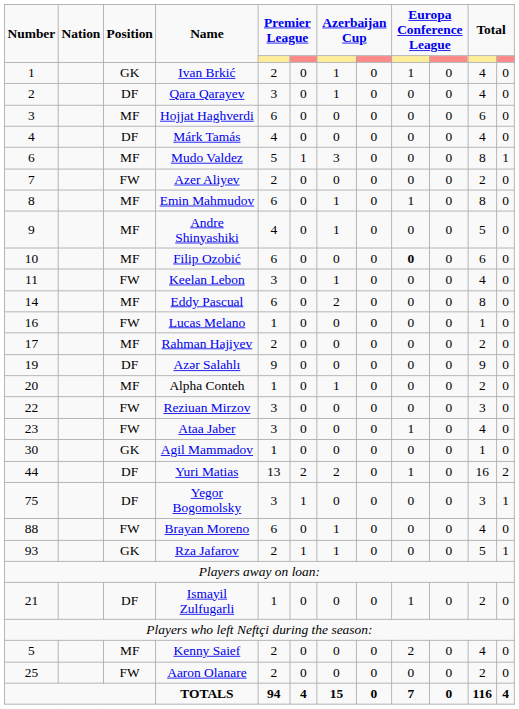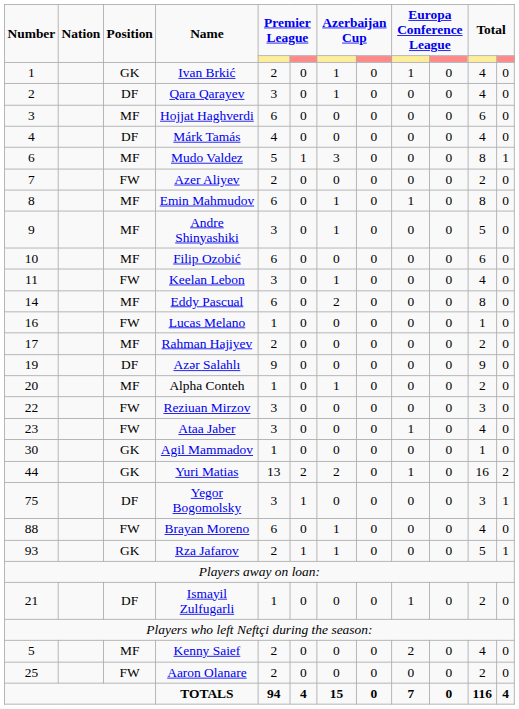(274, 229) 4 -> (274, 229) 3
(411, 258) bold -> (411, 258) normal
(130, 471) DF -> (130, 471) GK
